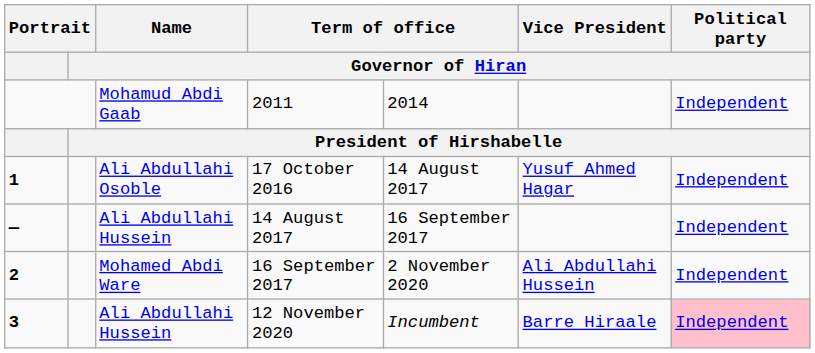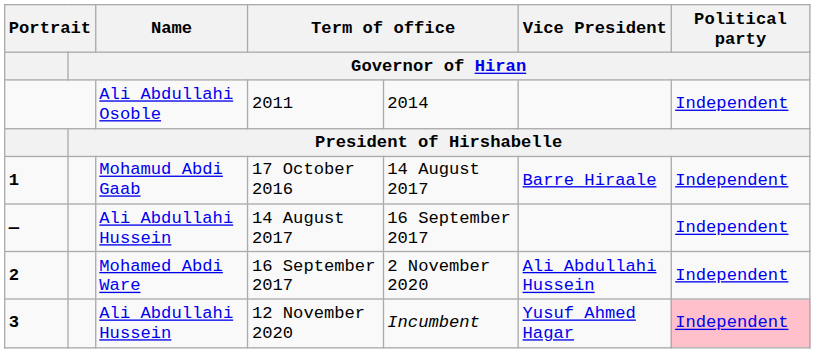(161, 104) Mohamud Abdi Gaab -> (166, 104) Ali Abdullahi Osoble
(166, 180) Ali Abdullahi Osoble -> (161, 180) Mohamud Abdi Gaab
(579, 180) Yusuf Ahmed Hagar -> (590, 180) Barre Hiraale
(590, 323) Barre Hiraale -> (579, 323) Yusuf Ahmed Hagar
